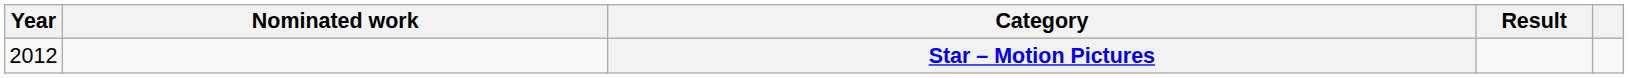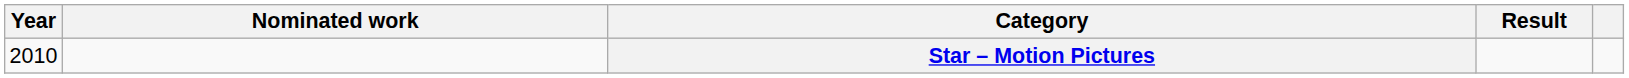(33, 55) 2012 -> (33, 55) 2010
